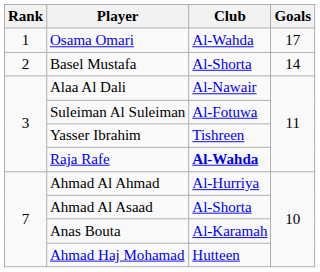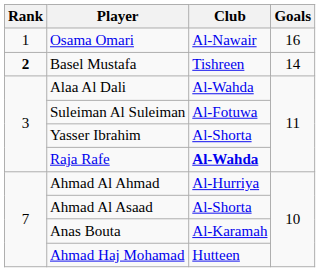(223, 40) Al-Wahda -> (224, 40) Al-Nawair
(293, 40) 17 -> (293, 40) 16
(25, 64) normal -> (25, 64) bold
(222, 64) Al-Shorta -> (218, 64) Tishreen
(224, 87) Al-Nawair -> (223, 87) Al-Wahda
(218, 135) Tishreen -> (222, 135) Al-Shorta
